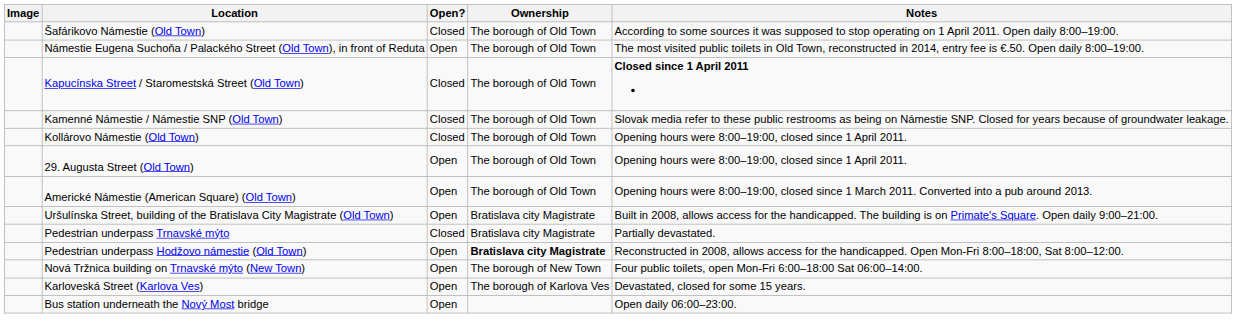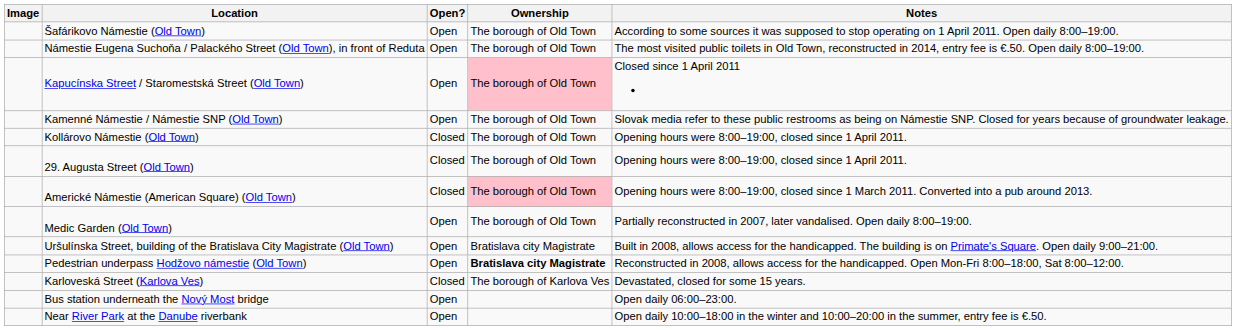(447, 31) Closed -> (444, 31) Open
(447, 84) Closed -> (444, 84) Open
(533, 84) no background -> (533, 84) pink background
(922, 78) bold -> (922, 78) normal
(447, 119) Closed -> (444, 119) Open
(444, 161) Open -> (447, 161) Closed
(444, 191) Open -> (447, 191) Closed
(533, 191) no background -> (533, 191) pink background
+ row: (108, 228)
- row: (137, 233)
- row: (175, 268)
(444, 286) Open -> (447, 281) Closed
+ row: (146, 317)
